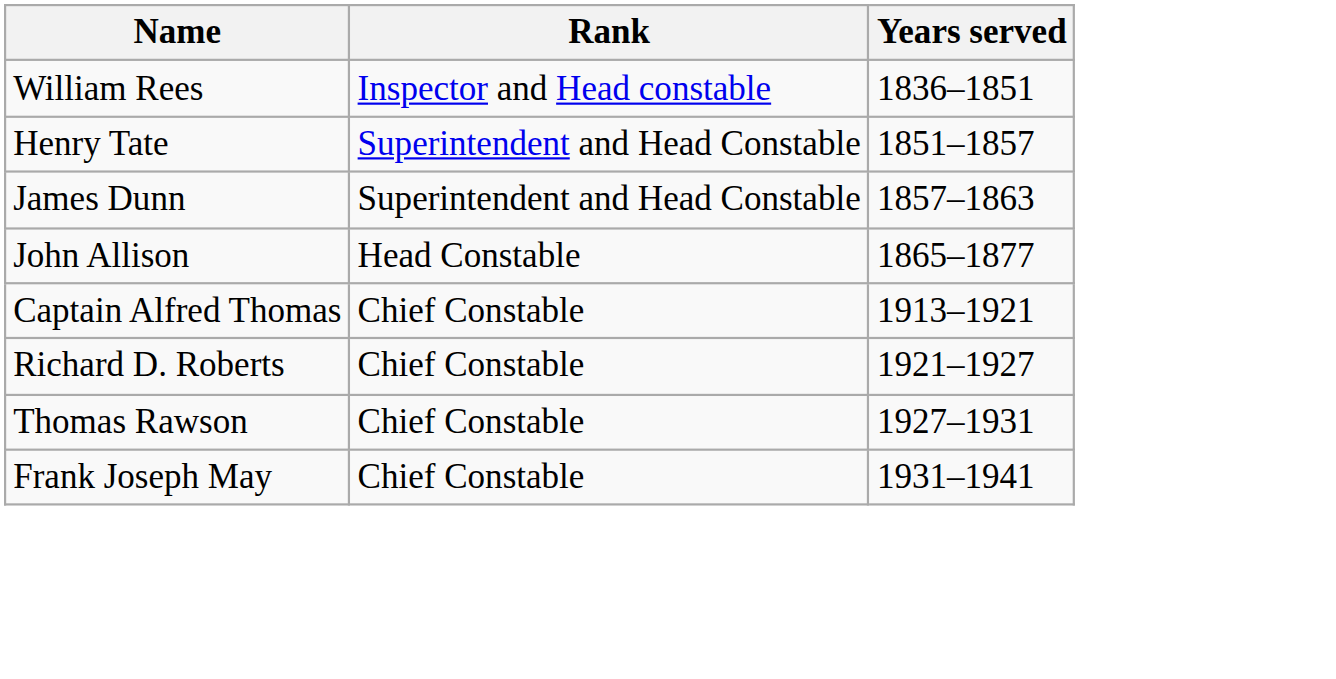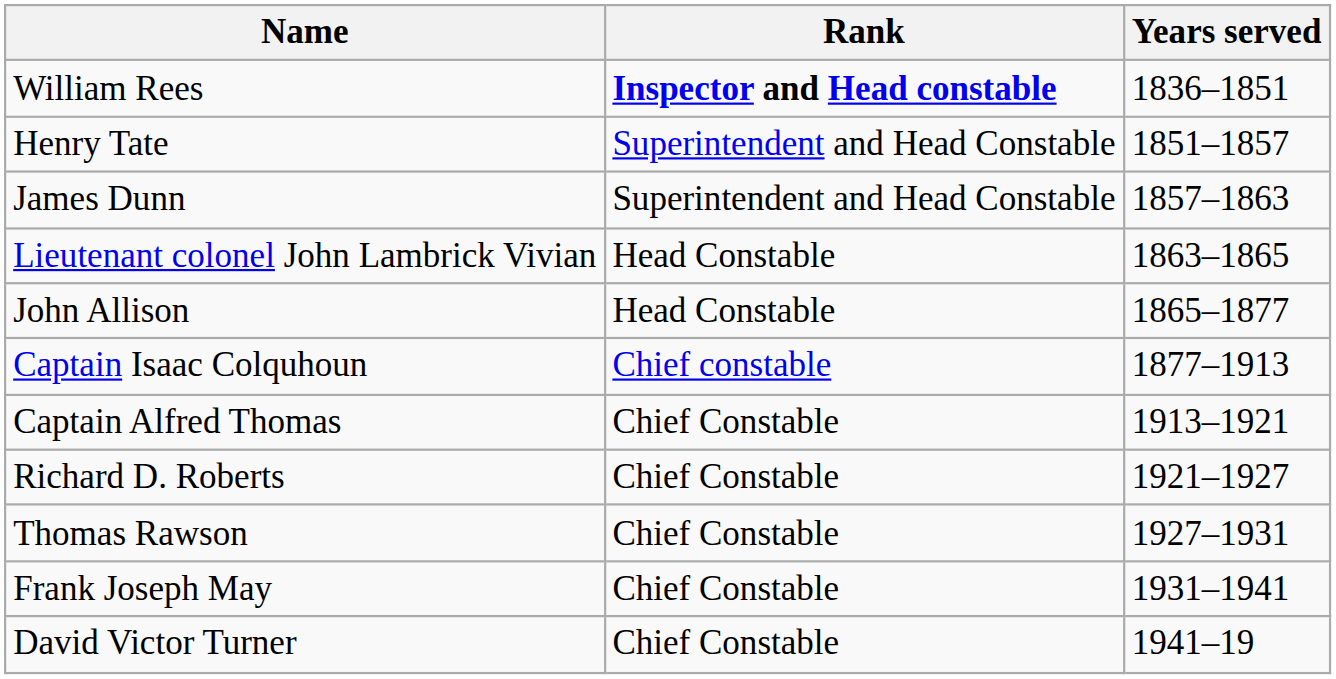(564, 87) normal -> (834, 87) bold
+ row: (305, 254)
+ row: (190, 365)
+ row: (155, 643)
